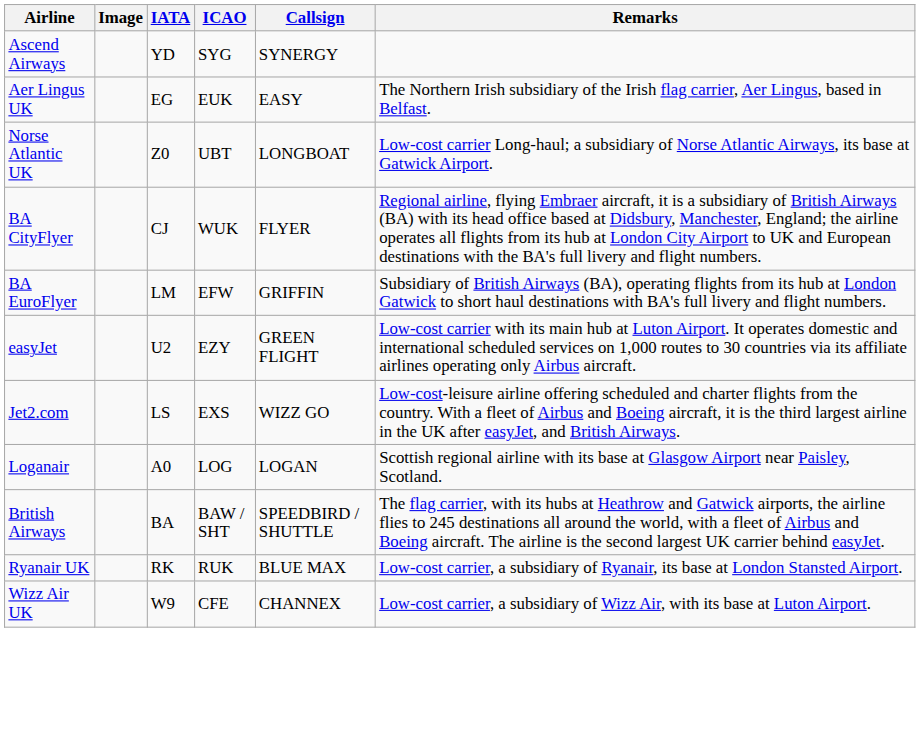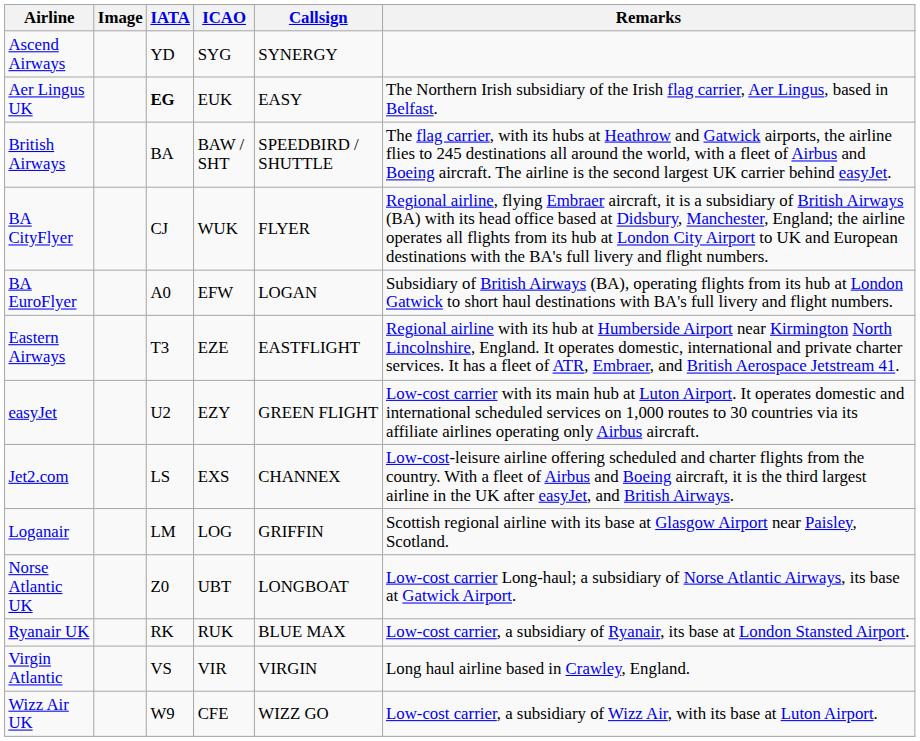(162, 99) normal -> (163, 99) bold
rows swapped: (37, 522) <-> (35, 154)
(163, 292) LM -> (161, 292) A0
(292, 292) GRIFFIN -> (288, 292) LOGAN
+ row: (37, 347)
(294, 412) WIZZ GO -> (299, 476) CHANNEX
(161, 467) A0 -> (163, 531) LM
(288, 467) LOGAN -> (291, 531) GRIFFIN
+ row: (35, 668)
(300, 603) CHANNEX -> (294, 713) WIZZ GO
